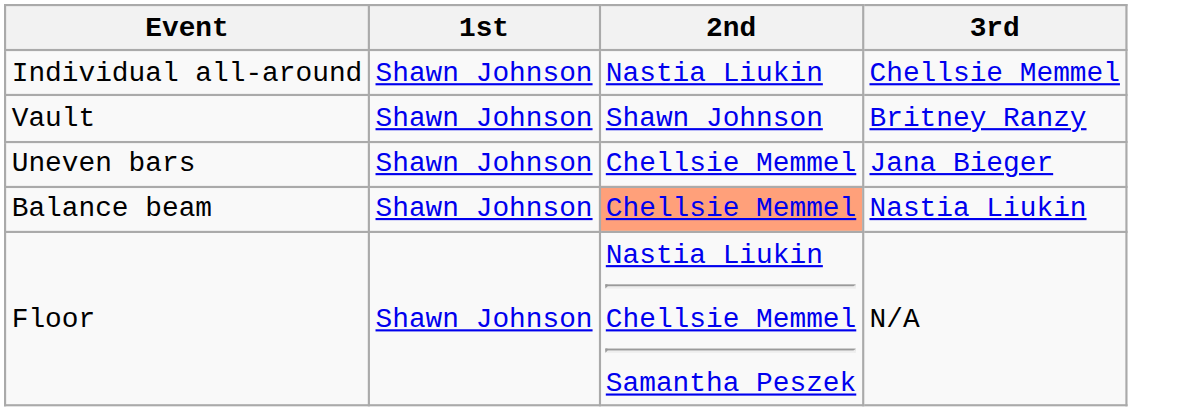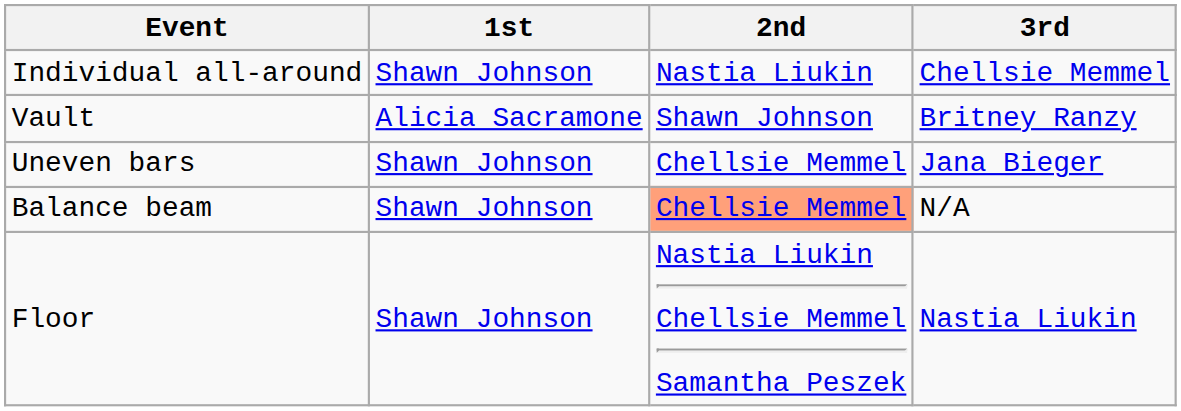(484, 118) Shawn Johnson -> (509, 118) Alicia Sacramone
(978, 209) Nastia Liukin -> (945, 209) N/A
(895, 319) N/A -> (1028, 319) Nastia Liukin
